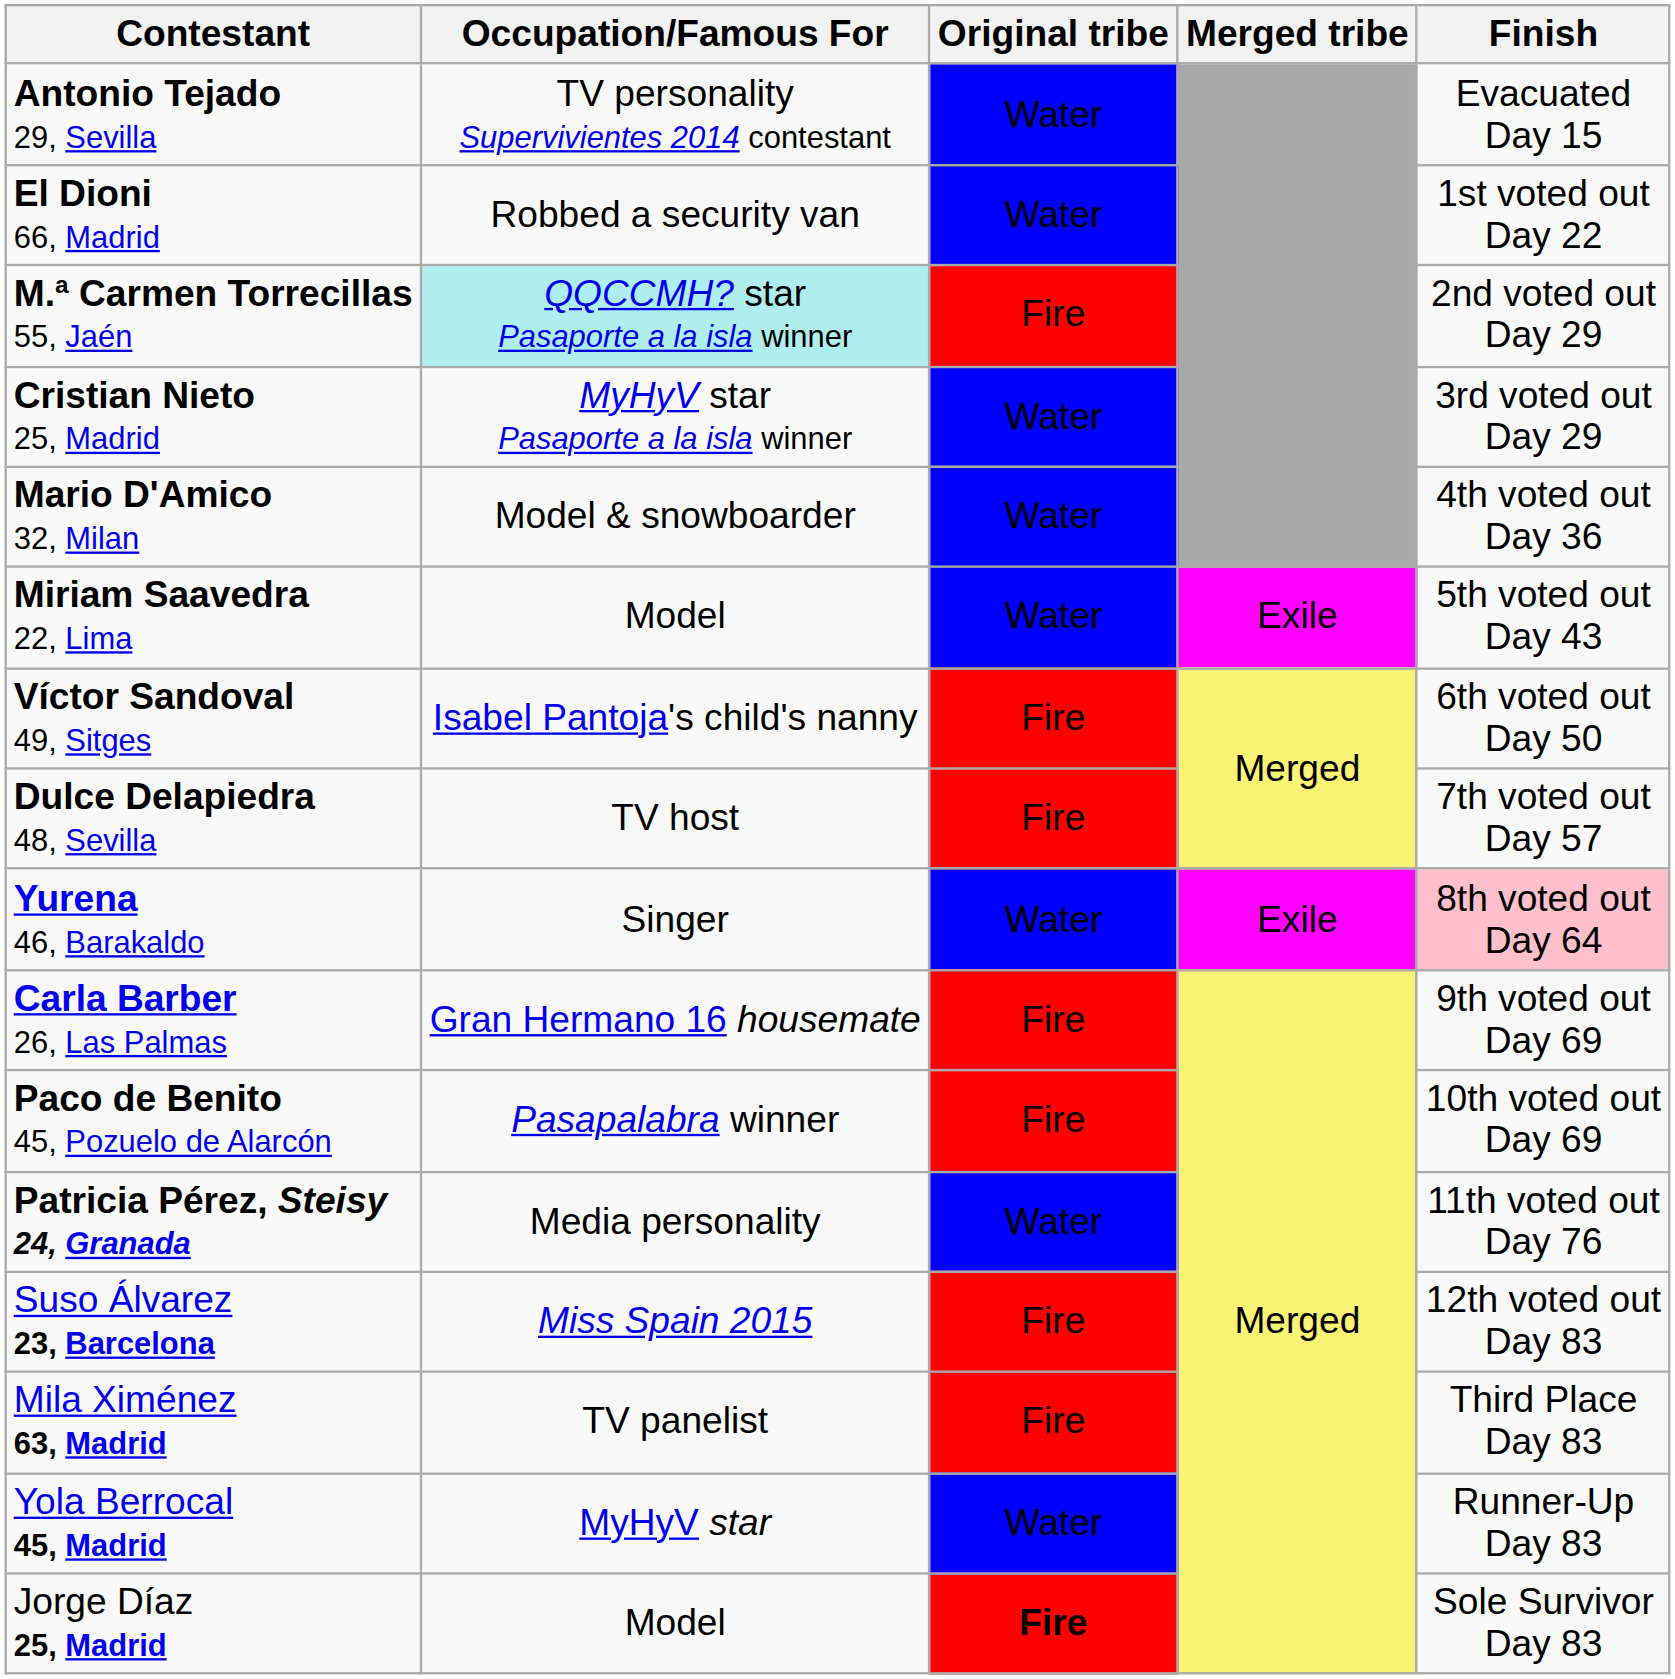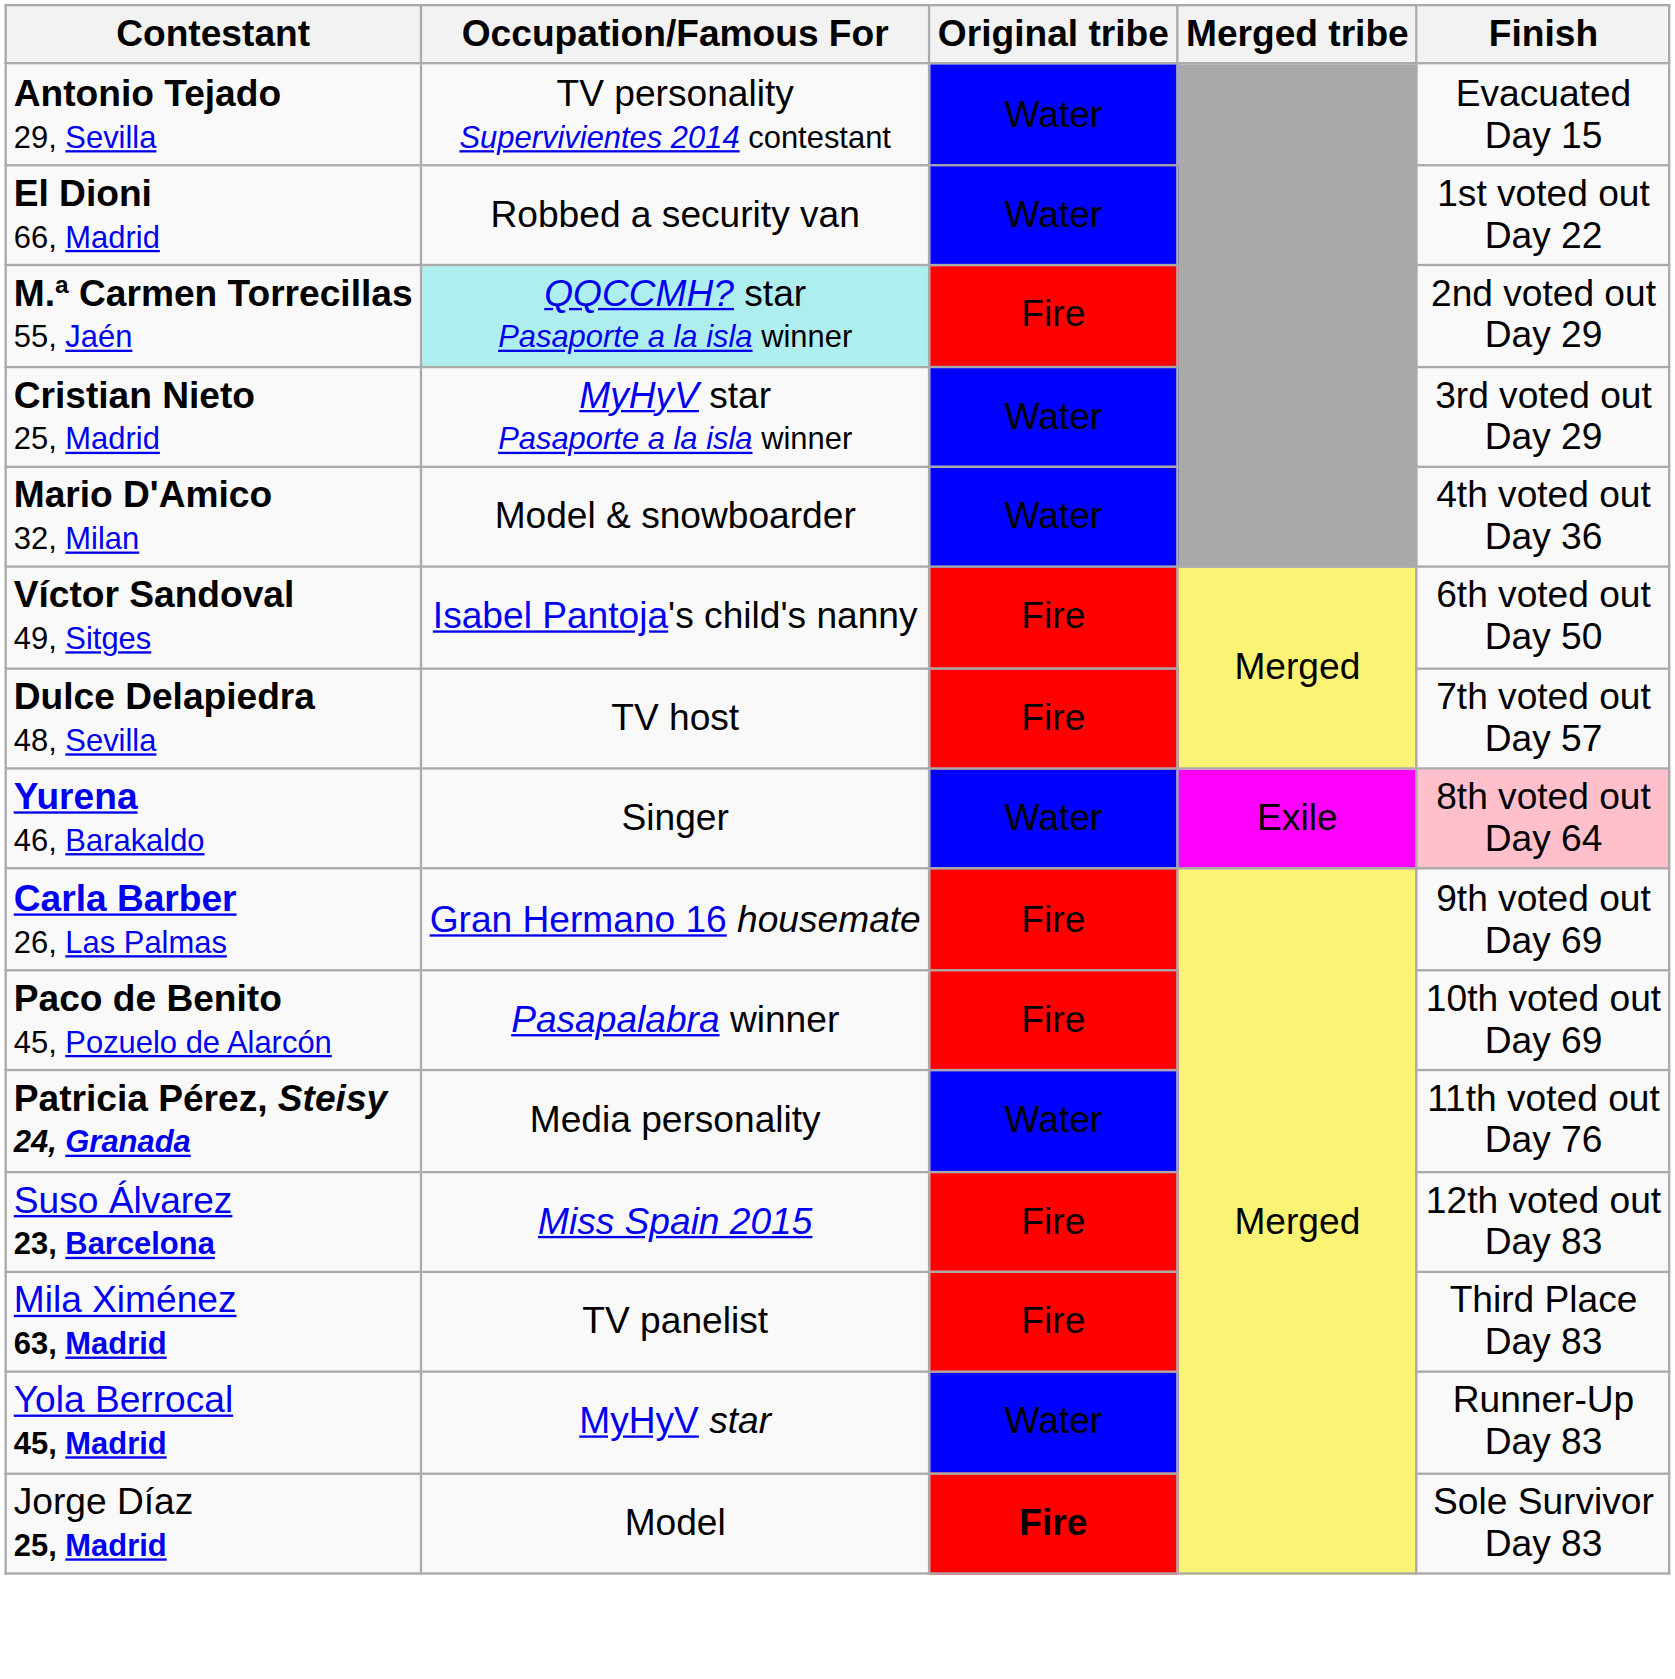- row: (161, 616)
